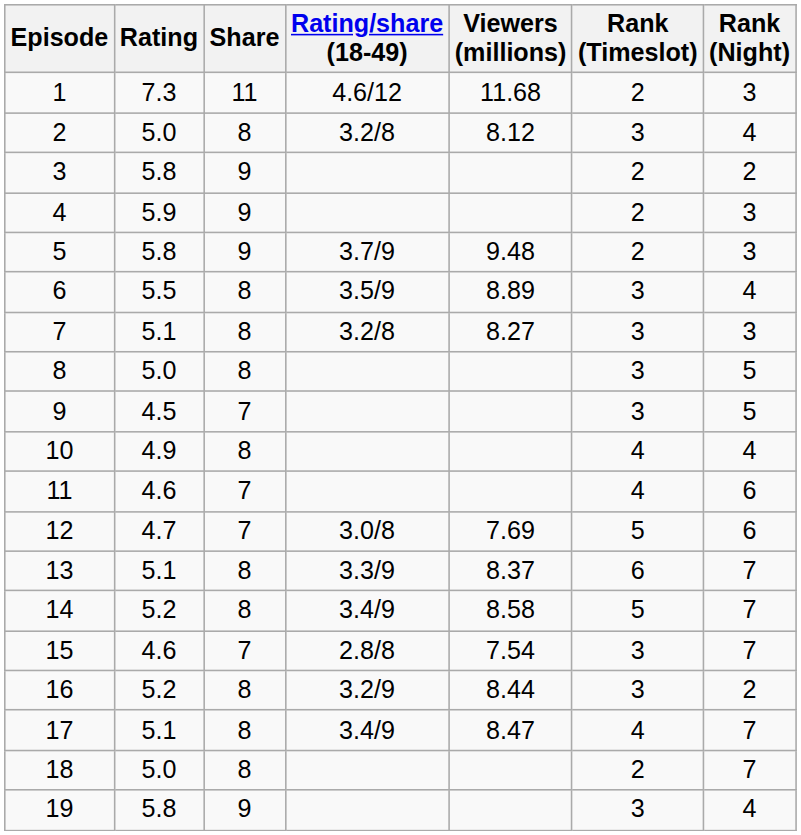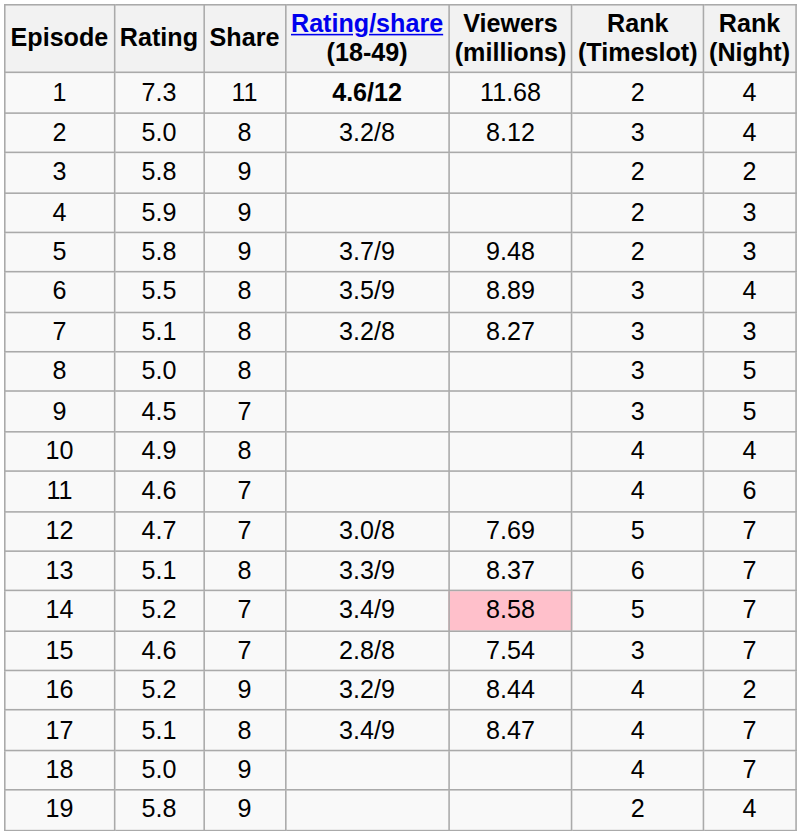(367, 92) normal -> (367, 92) bold
(750, 92) 3 -> (750, 92) 4
(750, 530) 6 -> (750, 530) 7
(245, 610) 8 -> (245, 610) 7
(511, 610) no background -> (511, 610) pink background
(245, 690) 8 -> (245, 690) 9
(638, 690) 3 -> (638, 690) 4
(245, 769) 8 -> (245, 769) 9
(638, 769) 2 -> (638, 769) 4
(638, 809) 3 -> (638, 809) 2
